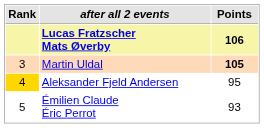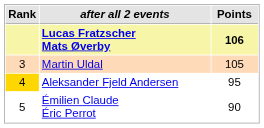(234, 64) bold -> (234, 64) normal
(234, 107) 93 -> (234, 107) 90
